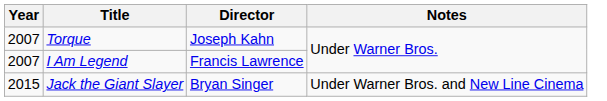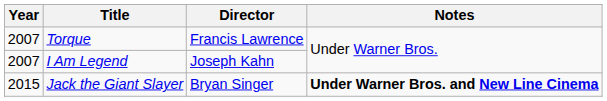(232, 38) Joseph Kahn -> (247, 38) Francis Lawrence
(247, 61) Francis Lawrence -> (232, 61) Joseph Kahn
(447, 84) normal -> (454, 84) bold
